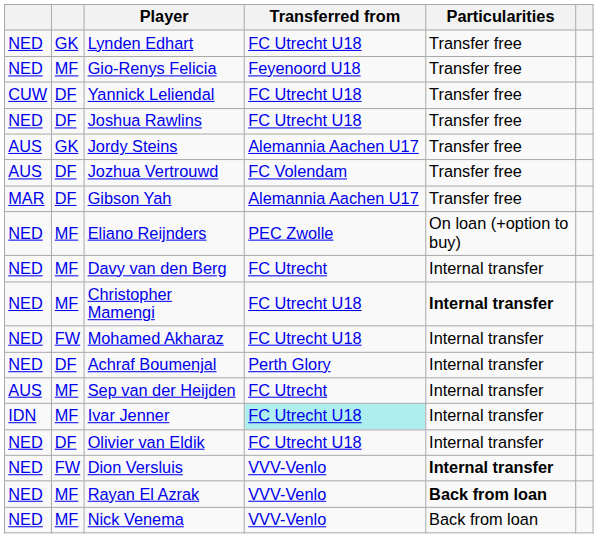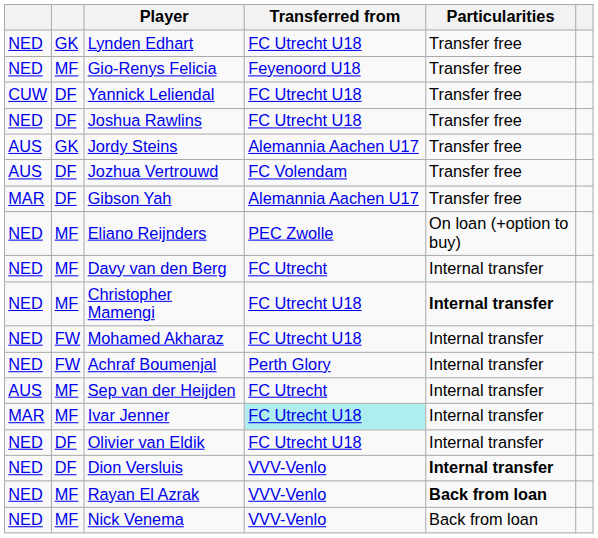(66, 364) DF -> (67, 364) FW
(22, 416) IDN -> (26, 416) MAR
(67, 468) FW -> (66, 468) DF
